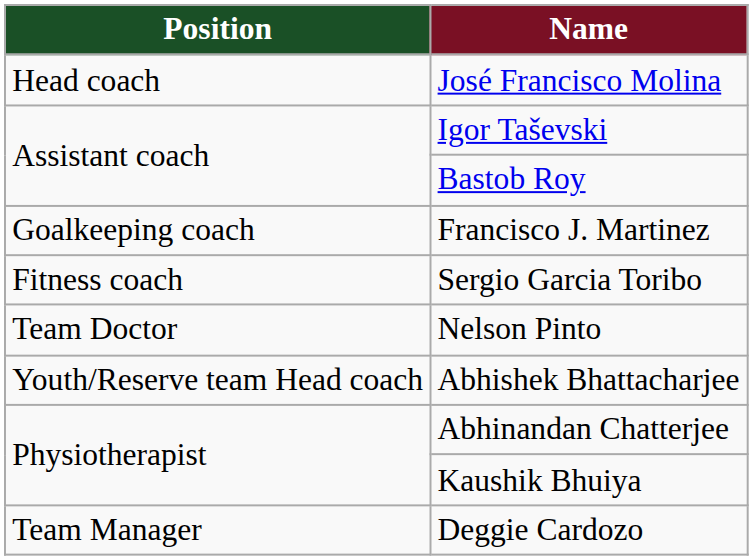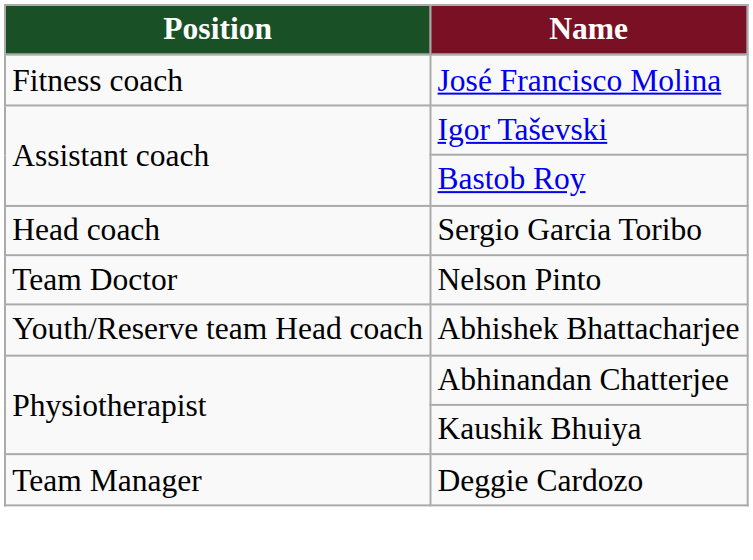(86, 79) Head coach -> (98, 79) Fitness coach
- row: (574, 229)
(98, 279) Fitness coach -> (86, 229) Head coach
